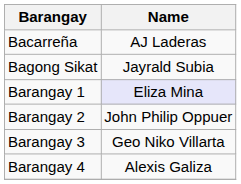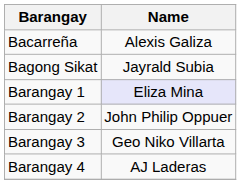(168, 42) AJ Laderas -> (168, 42) Alexis Galiza
(168, 167) Alexis Galiza -> (168, 167) AJ Laderas
